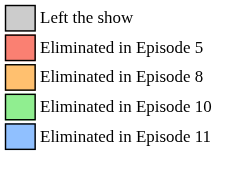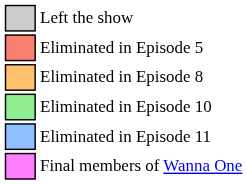+ row: (141, 166)
